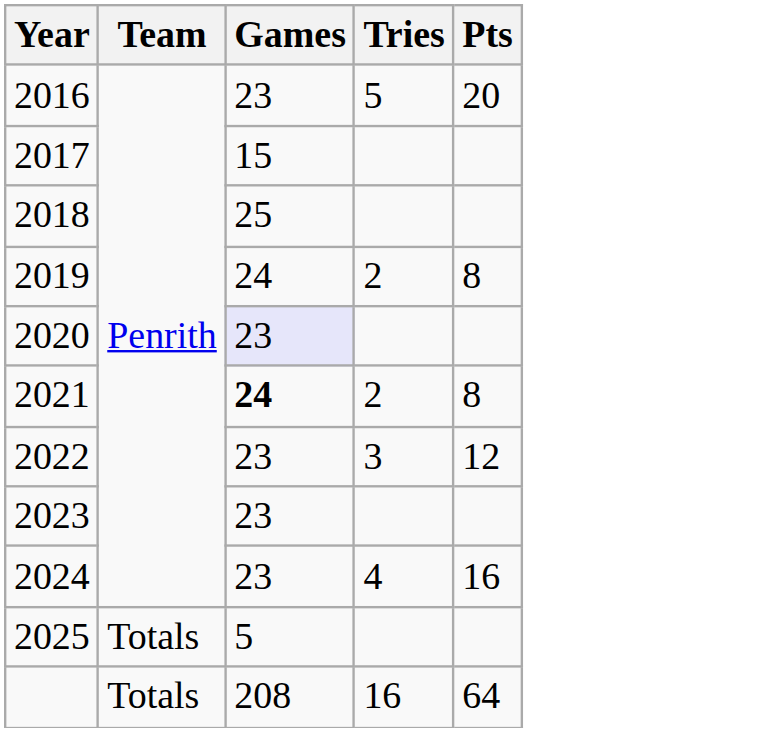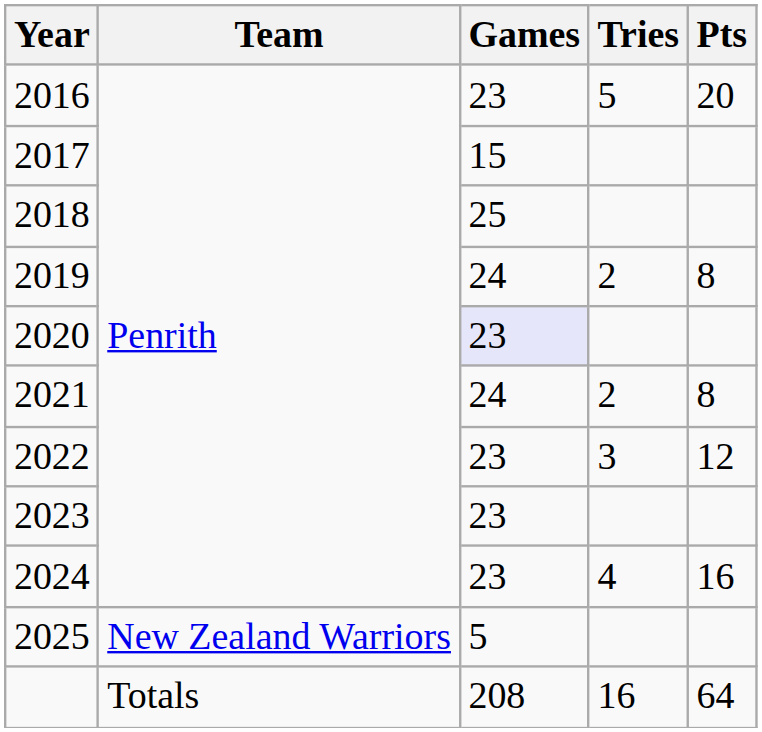(253, 395) bold -> (487, 395) normal
(153, 635) Totals -> (279, 635) New Zealand Warriors
